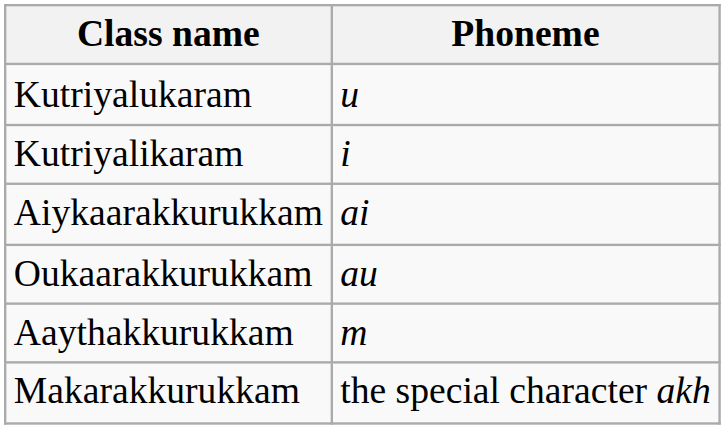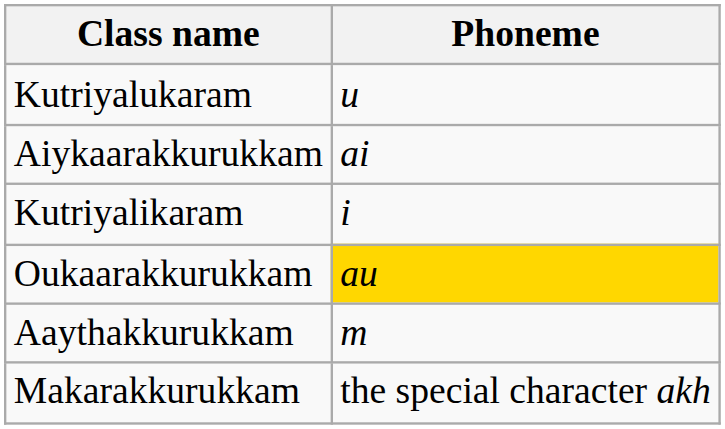rows swapped: (129, 153) <-> (168, 213)
(359, 272) no background -> (359, 272) gold background
